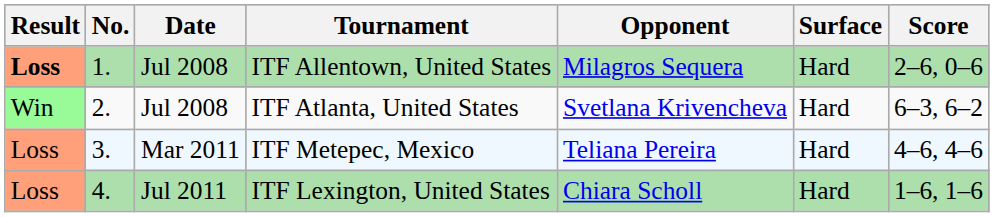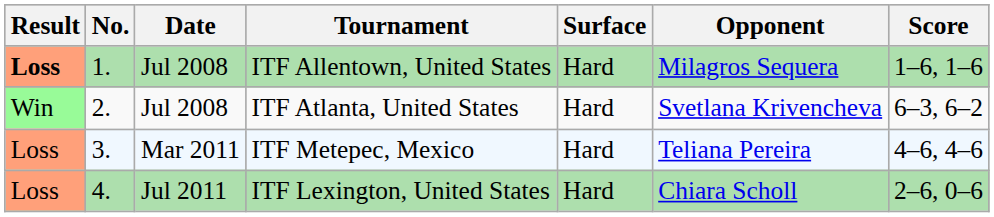columns swapped: (840, 24) <-> (675, 24)
(938, 65) 2–6, 0–6 -> (938, 65) 1–6, 1–6
(938, 189) 1–6, 1–6 -> (938, 189) 2–6, 0–6
